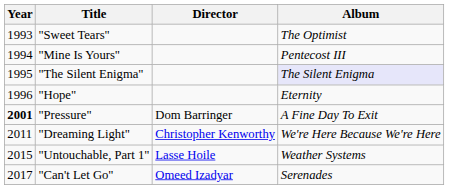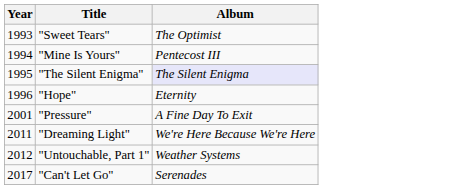- column: (215, 14)
(20, 114) bold -> (20, 114) normal
(20, 154) 2015 -> (20, 154) 2012
